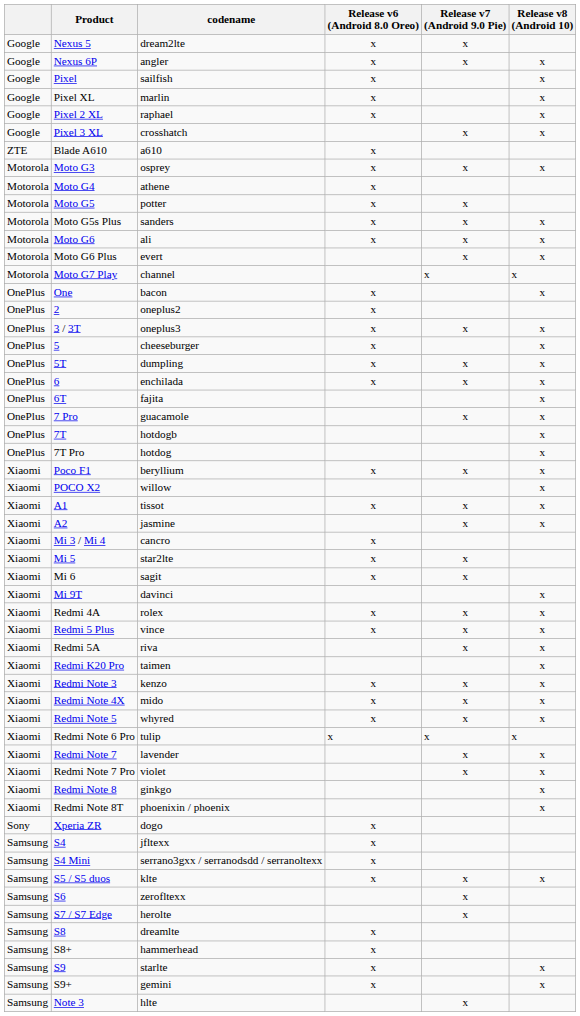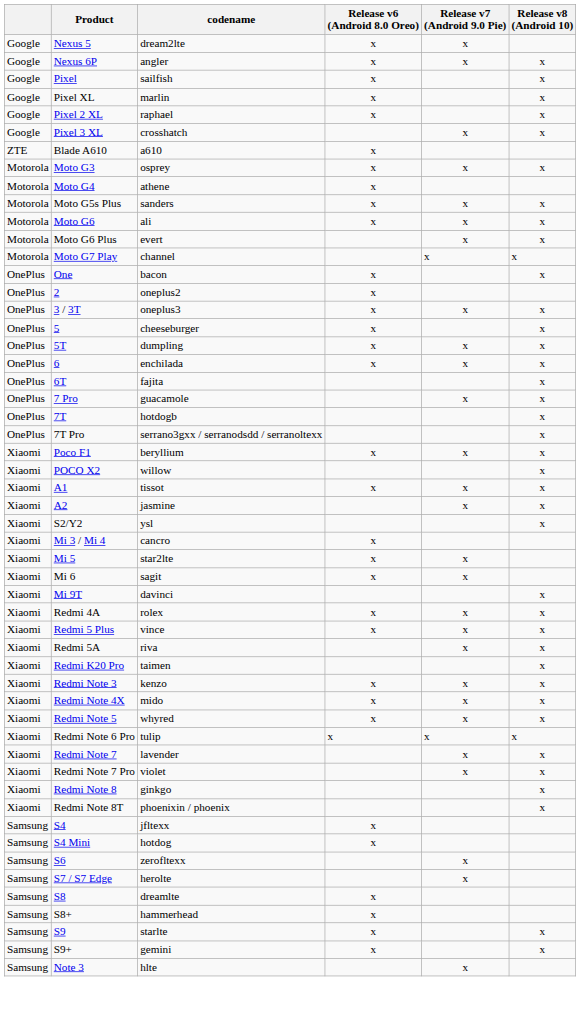- row: (74, 203)
(156, 452) hotdog -> (231, 434) serrano3gxx / serranodsdd / serranoltexx
+ row: (68, 523)
- row: (78, 825)
(231, 860) serrano3gxx / serranodsdd / serranoltexx -> (156, 843) hotdog
- row: (82, 878)
